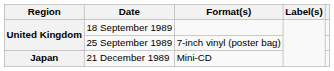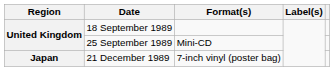(229, 43) 7-inch vinyl (poster bag) -> (194, 43) Mini-CD
(194, 58) Mini-CD -> (229, 58) 7-inch vinyl (poster bag)
